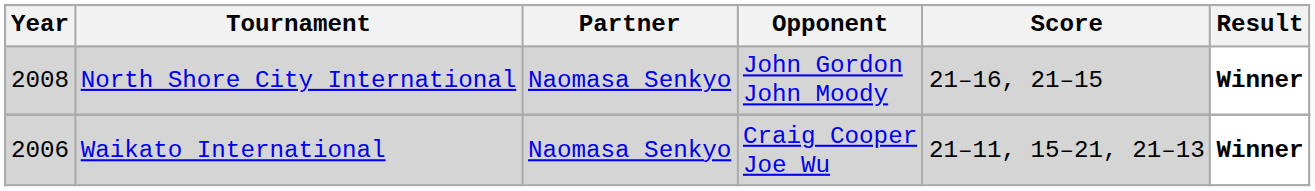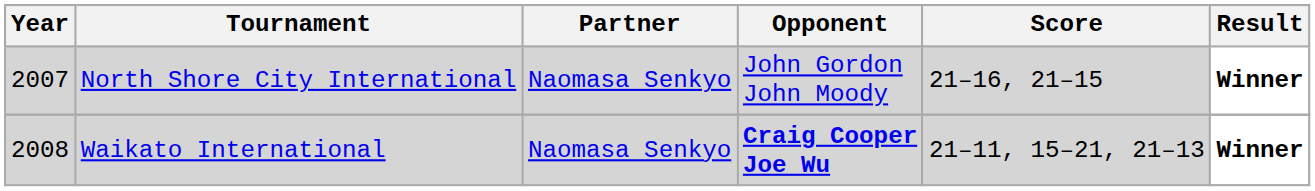(40, 80) 2008 -> (40, 80) 2007
(40, 150) 2006 -> (40, 150) 2008
(830, 150) normal -> (830, 150) bold
